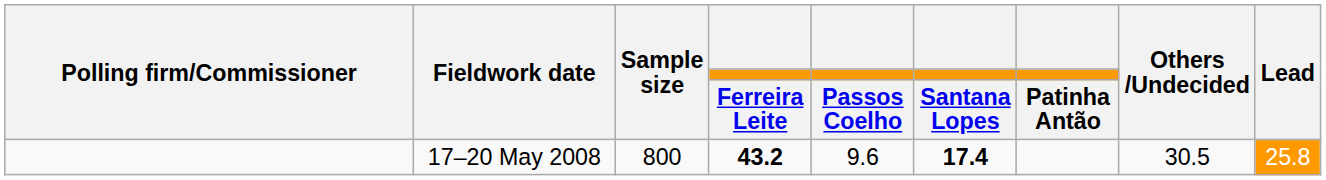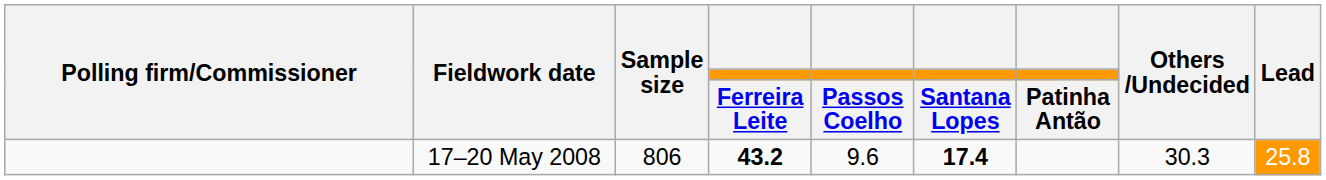(662, 157) 800 -> (662, 157) 806
(1187, 157) 30.5 -> (1187, 157) 30.3
